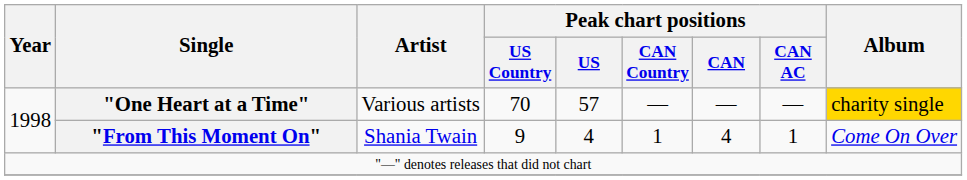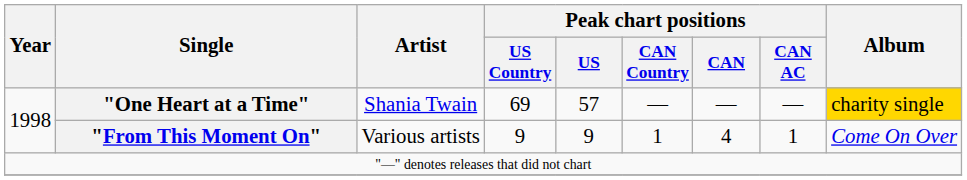(421, 103) Various artists -> (421, 103) Shania Twain
(520, 103) 70 -> (520, 103) 69
(421, 136) Shania Twain -> (421, 136) Various artists
(589, 136) 4 -> (589, 136) 9
